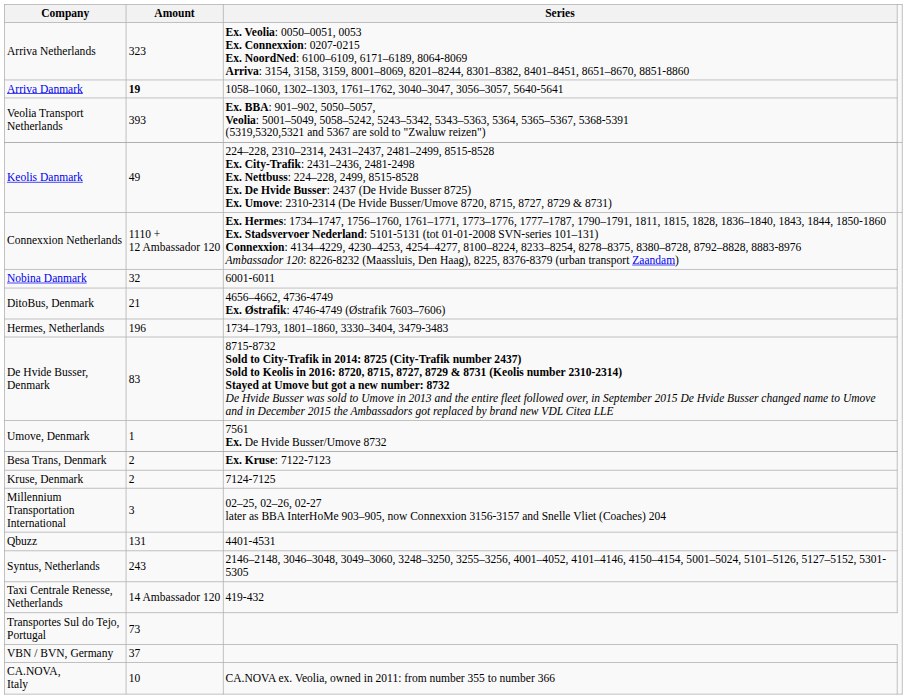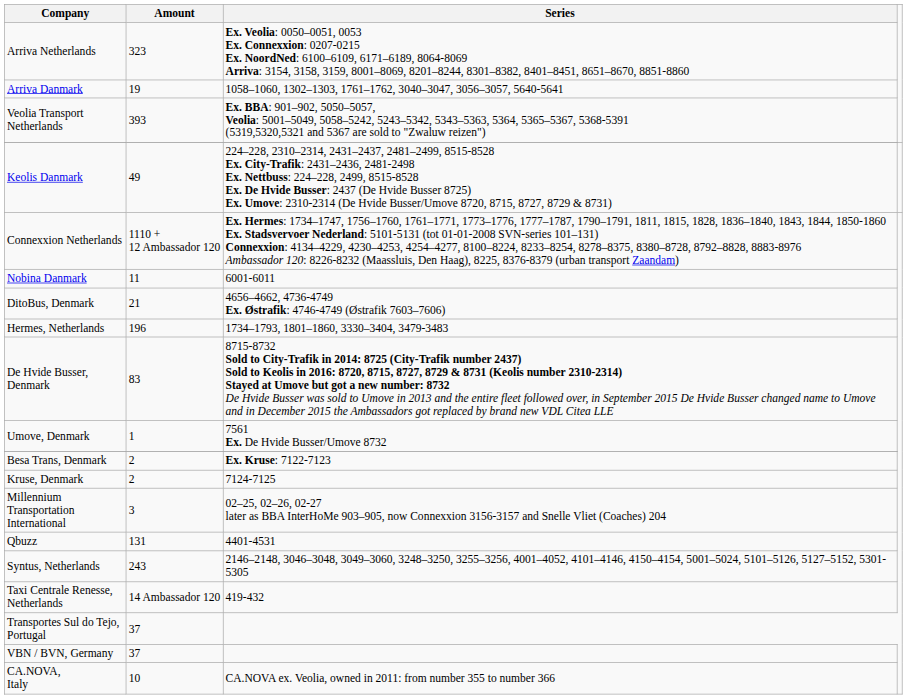(135, 89) bold -> (135, 89) normal
(135, 278) 32 -> (134, 278) 11
(135, 628) 73 -> (135, 628) 37
